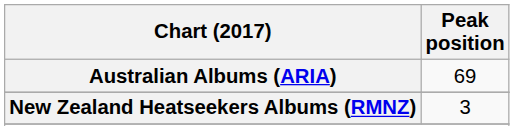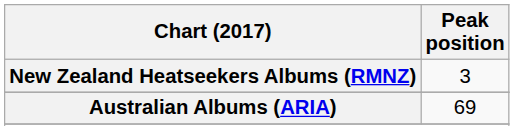rows swapped: (213, 75) <-> (213, 107)
